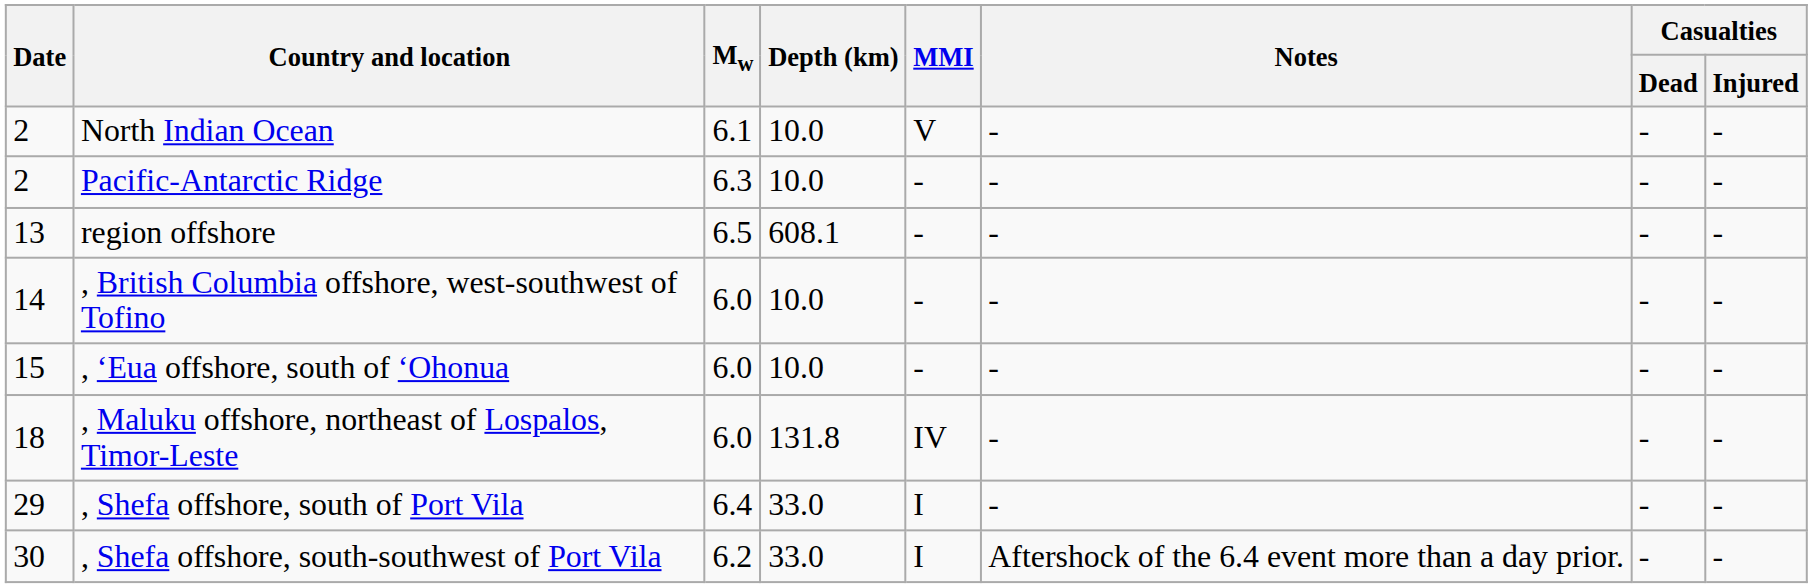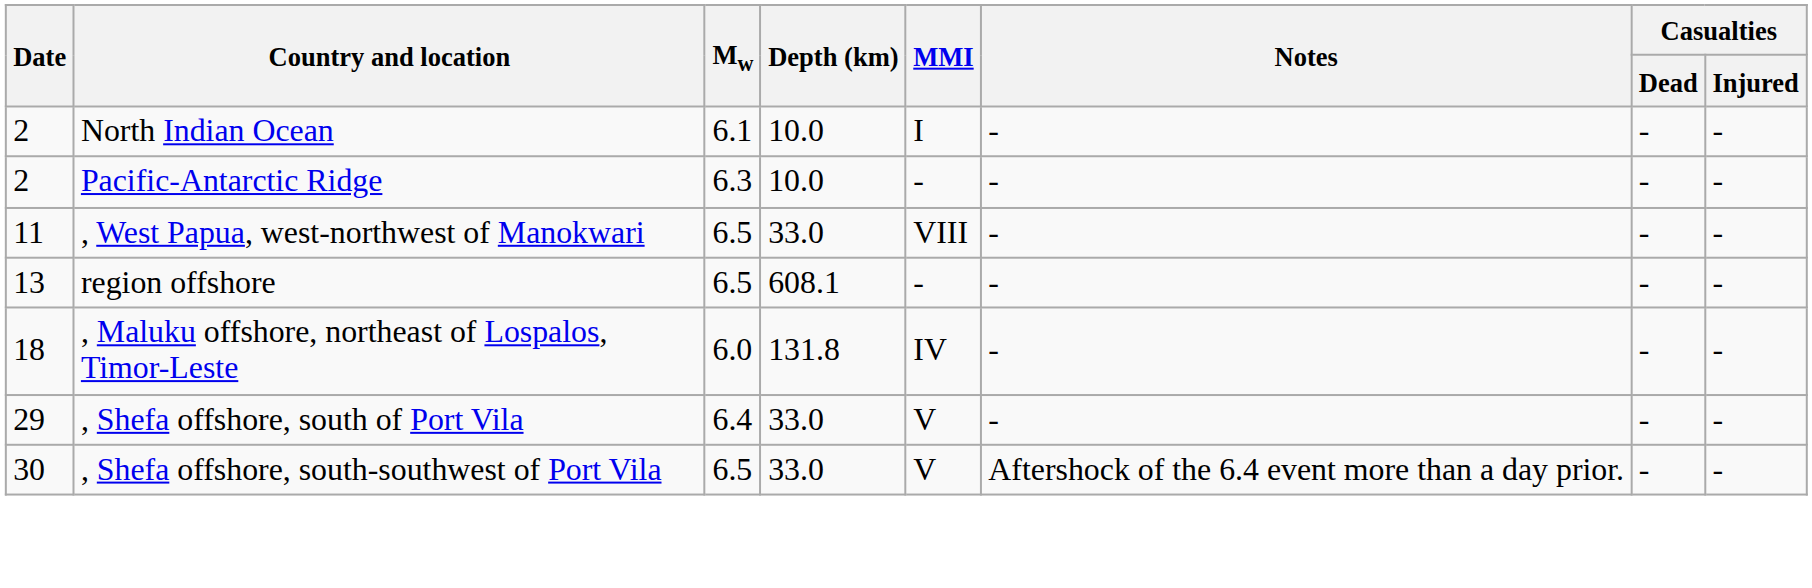(925, 130) V -> (919, 130) I
+ row: (363, 231)
- row: (379, 300)
- row: (295, 368)
(919, 505) I -> (925, 419) V
(732, 555) 6.2 -> (732, 469) 6.5
(919, 555) I -> (925, 469) V
